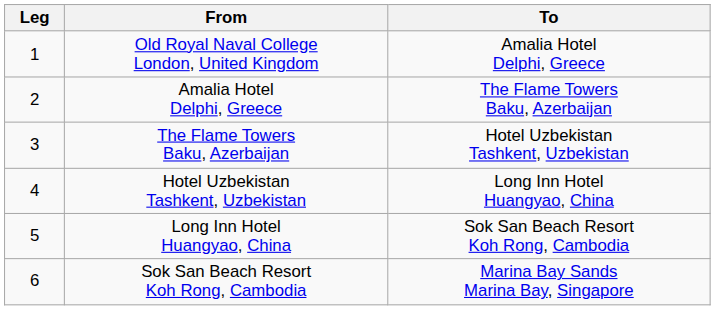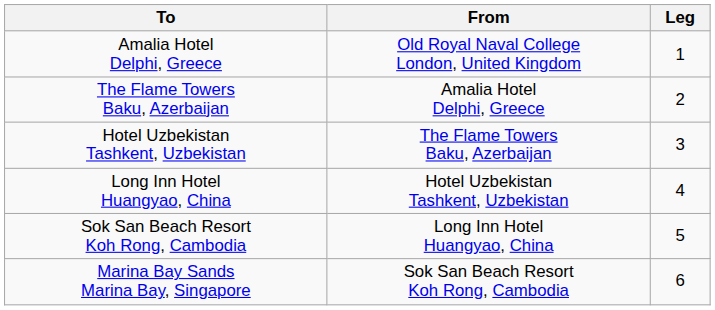columns swapped: (35, 17) <-> (549, 17)
